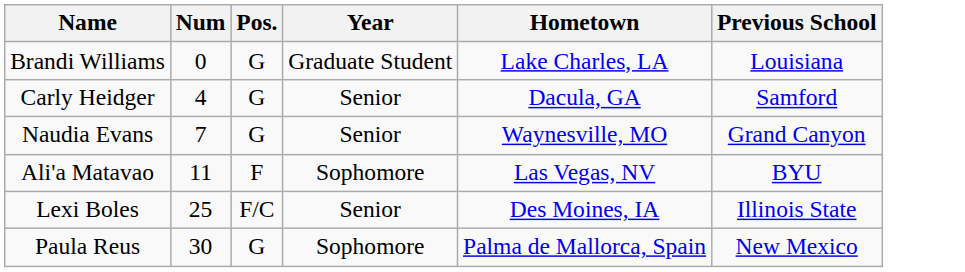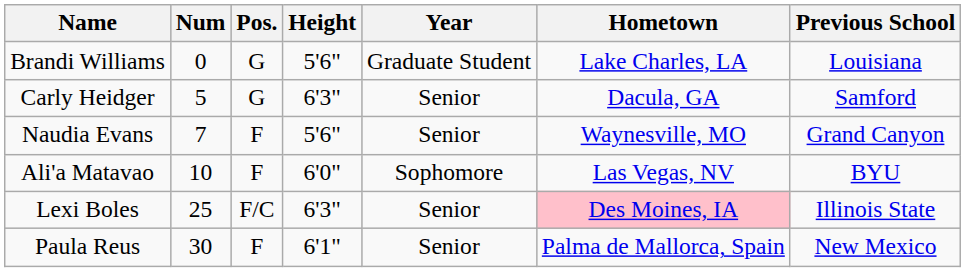+ column: (322, 23)
(201, 97) 4 -> (201, 97) 5
(257, 135) G -> (257, 135) F
(201, 172) 11 -> (201, 172) 10
(585, 209) no background -> (663, 209) pink background
(257, 246) G -> (257, 246) F
(370, 246) Sophomore -> (449, 246) Senior
